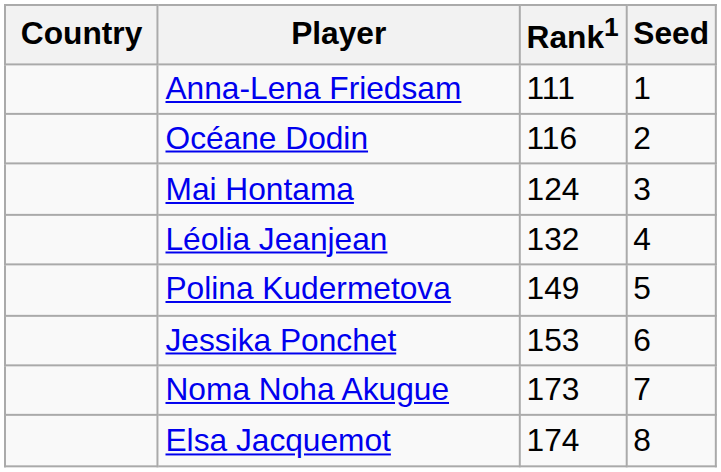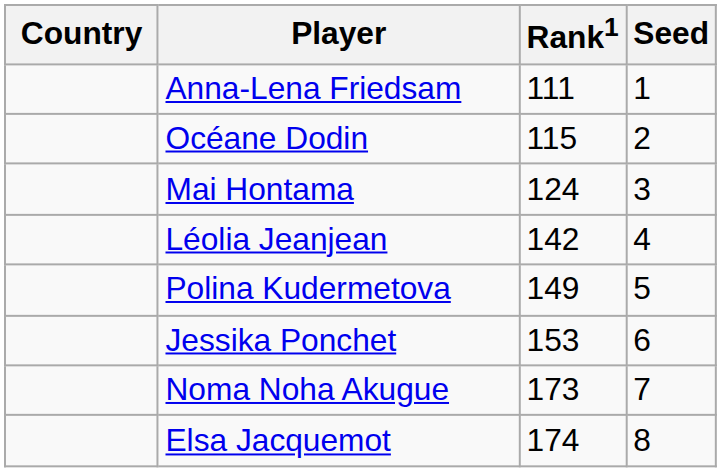(552, 138) 116 -> (552, 138) 115
(553, 239) 132 -> (553, 239) 142
